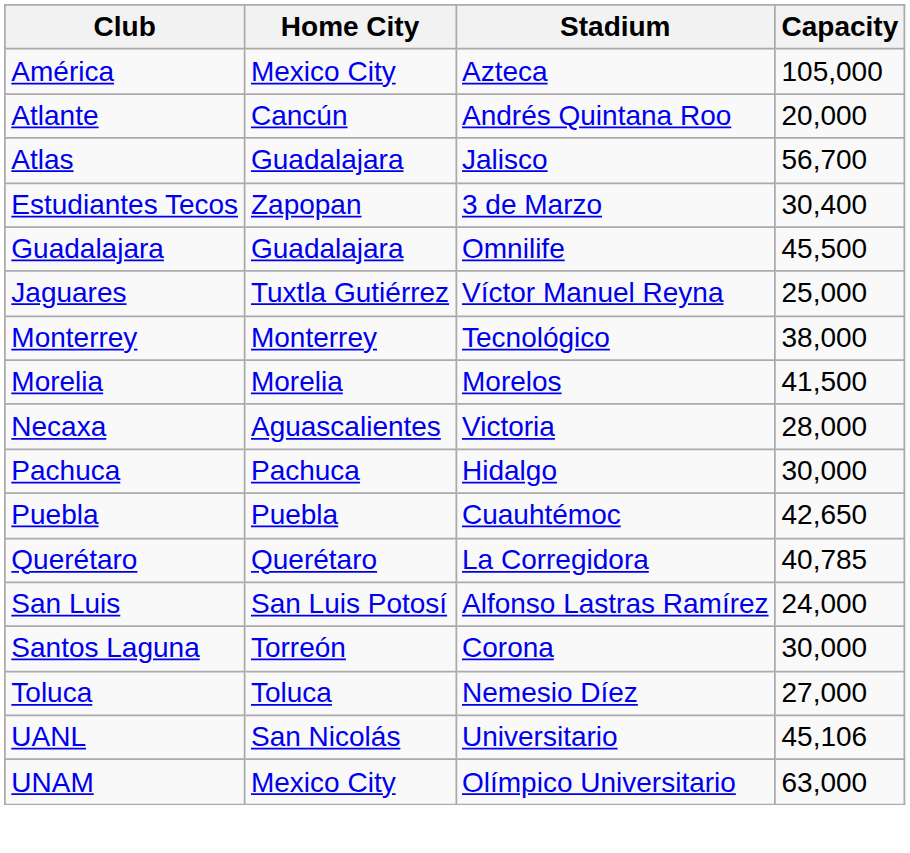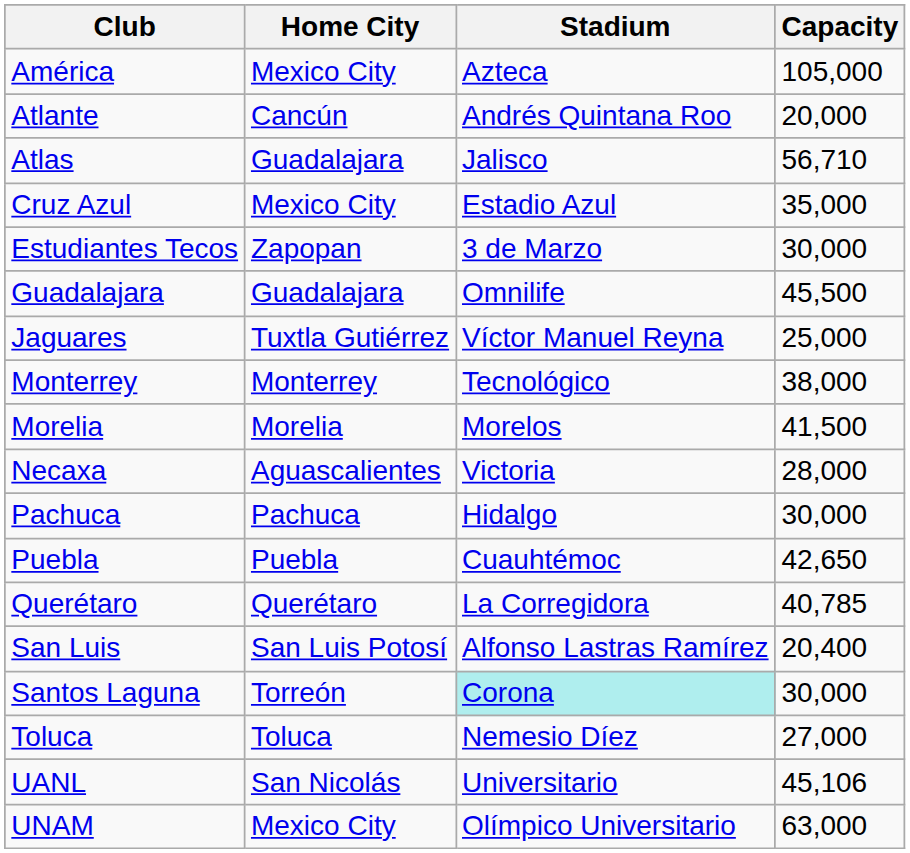(824, 159) 56,700 -> (824, 159) 56,710
+ row: (71, 204)
(824, 204) 30,400 -> (824, 248) 30,000
(824, 603) 24,000 -> (824, 648) 20,400
(508, 648) no background -> (508, 692) paleturquoise background
